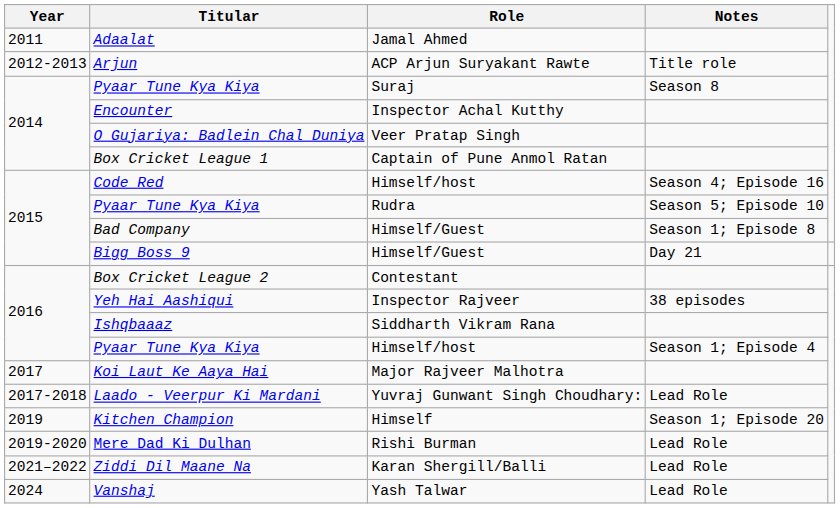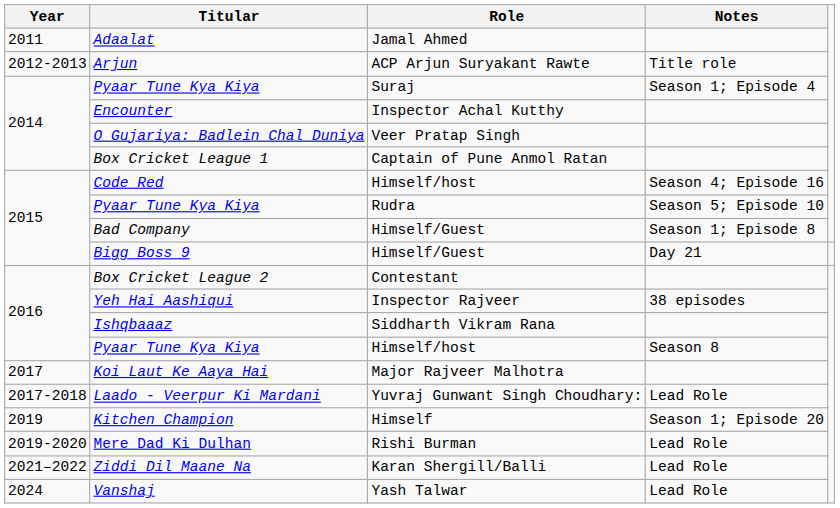(684, 88) Season 8 -> (732, 88) Season 1; Episode 4
(732, 349) Season 1; Episode 4 -> (684, 349) Season 8
